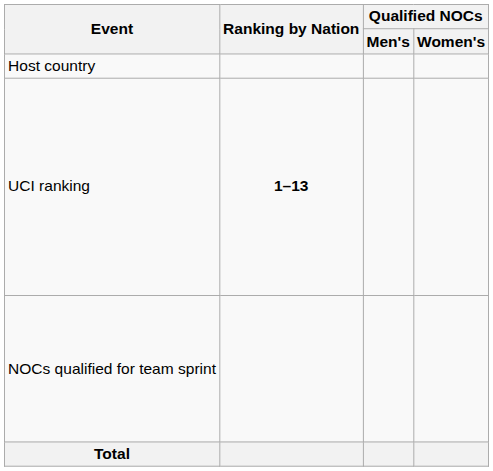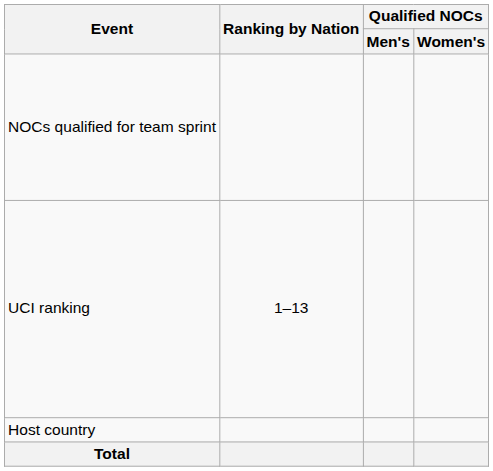rows swapped: (112, 368) <-> (52, 66)
(291, 186) bold -> (291, 308) normal
